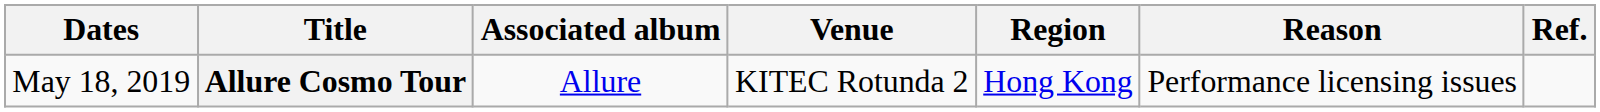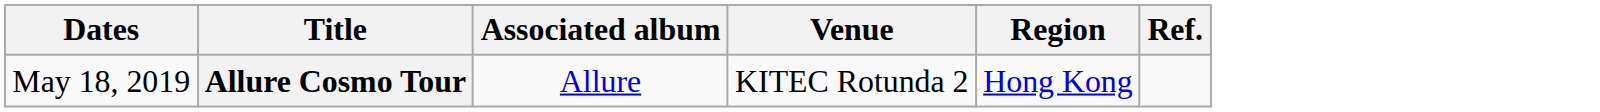- column: (1332, 29)
